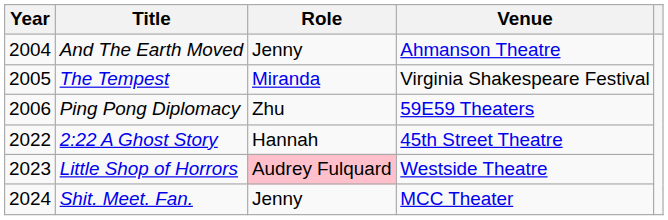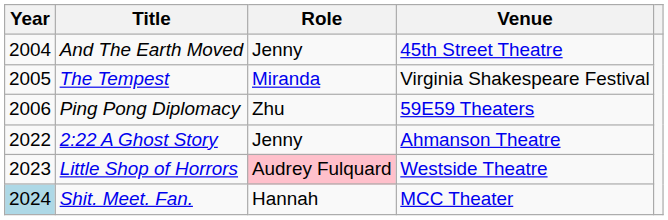(480, 49) Ahmanson Theatre -> (481, 49) 45th Street Theatre
(285, 139) Hannah -> (277, 139) Jenny
(481, 139) 45th Street Theatre -> (480, 139) Ahmanson Theatre
(30, 199) no background -> (30, 199) lightblue background
(277, 199) Jenny -> (285, 199) Hannah
